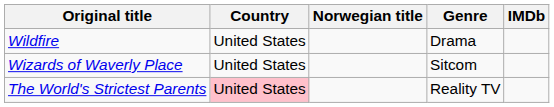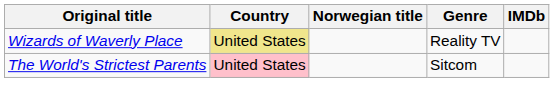- row: (34, 41)
(260, 65) no background -> (260, 41) khaki background
(453, 65) Sitcom -> (465, 41) Reality TV
(465, 89) Reality TV -> (453, 65) Sitcom
